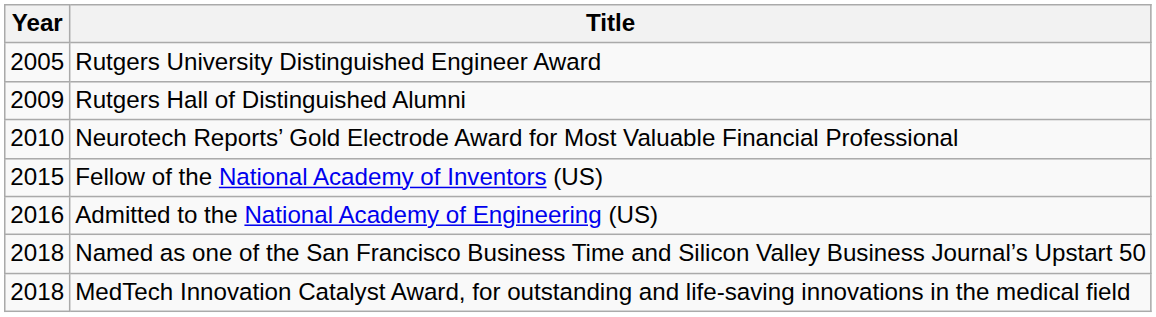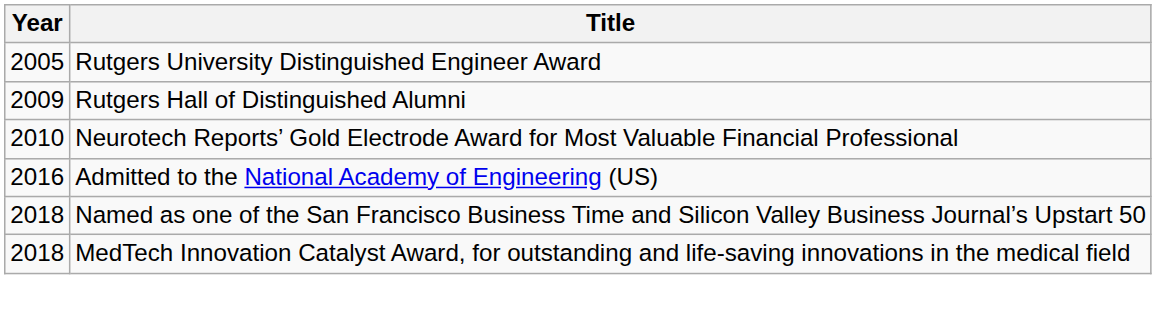- row: (339, 176)
